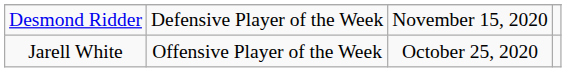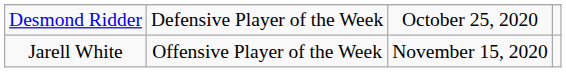(470, 19) November 15, 2020 -> (470, 19) October 25, 2020
(470, 50) October 25, 2020 -> (470, 50) November 15, 2020
